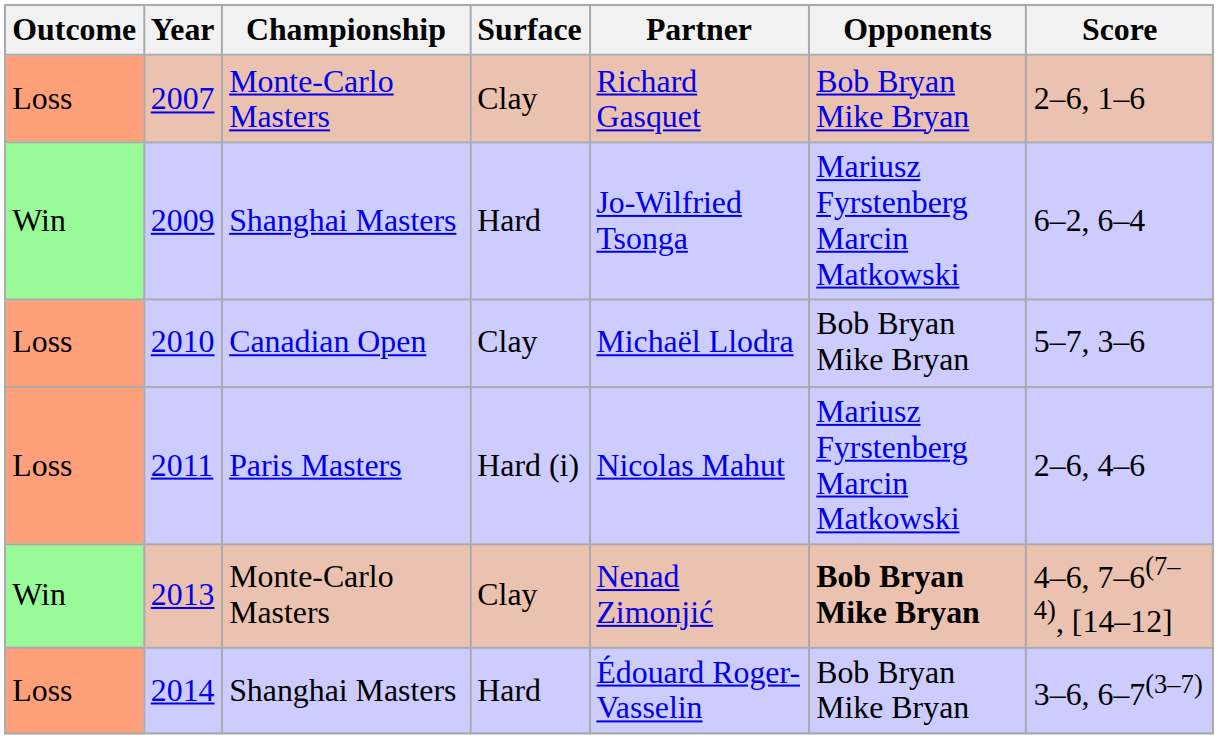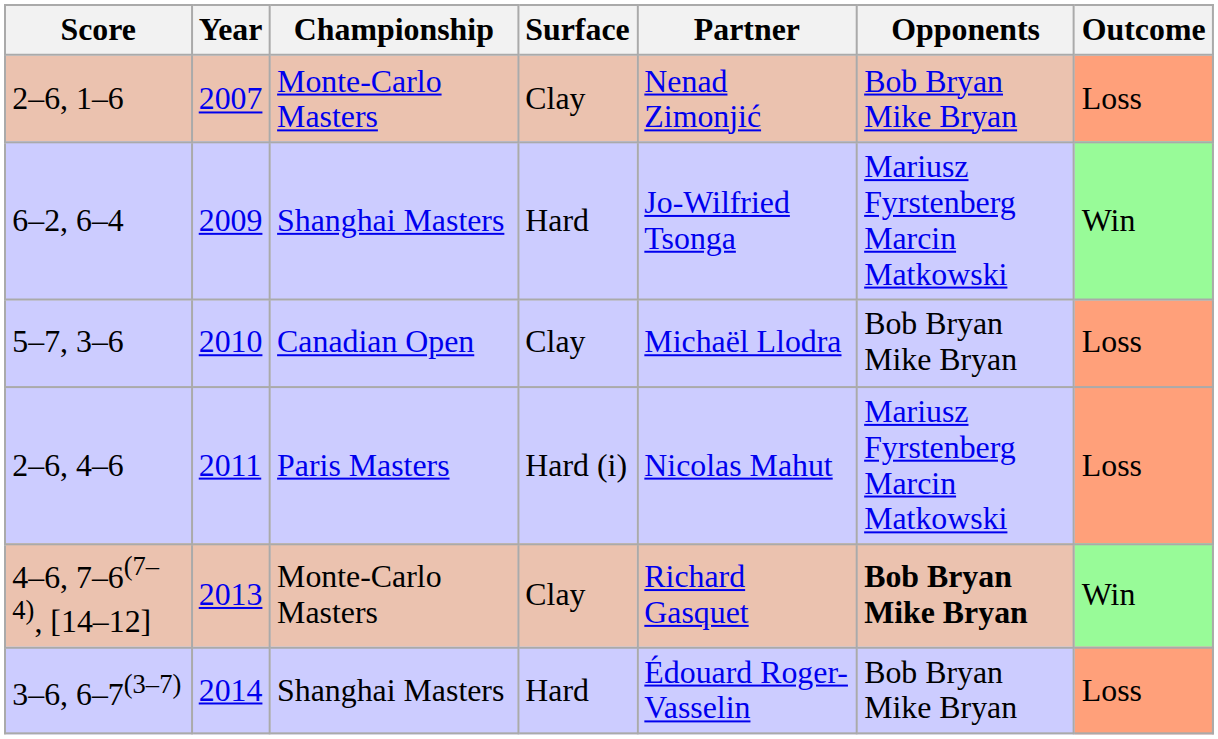columns swapped: (74, 29) <-> (1120, 29)
(649, 98) Richard Gasquet -> (703, 98) Nenad Zimonjić
(655, 595) Nenad Zimonjić -> (697, 595) Richard Gasquet
